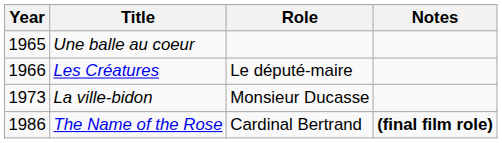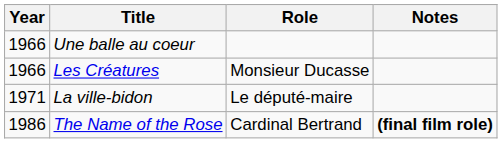(27, 44) 1965 -> (27, 44) 1966
(291, 71) Le député-maire -> (300, 71) Monsieur Ducasse
(27, 97) 1973 -> (27, 97) 1971
(300, 97) Monsieur Ducasse -> (291, 97) Le député-maire
